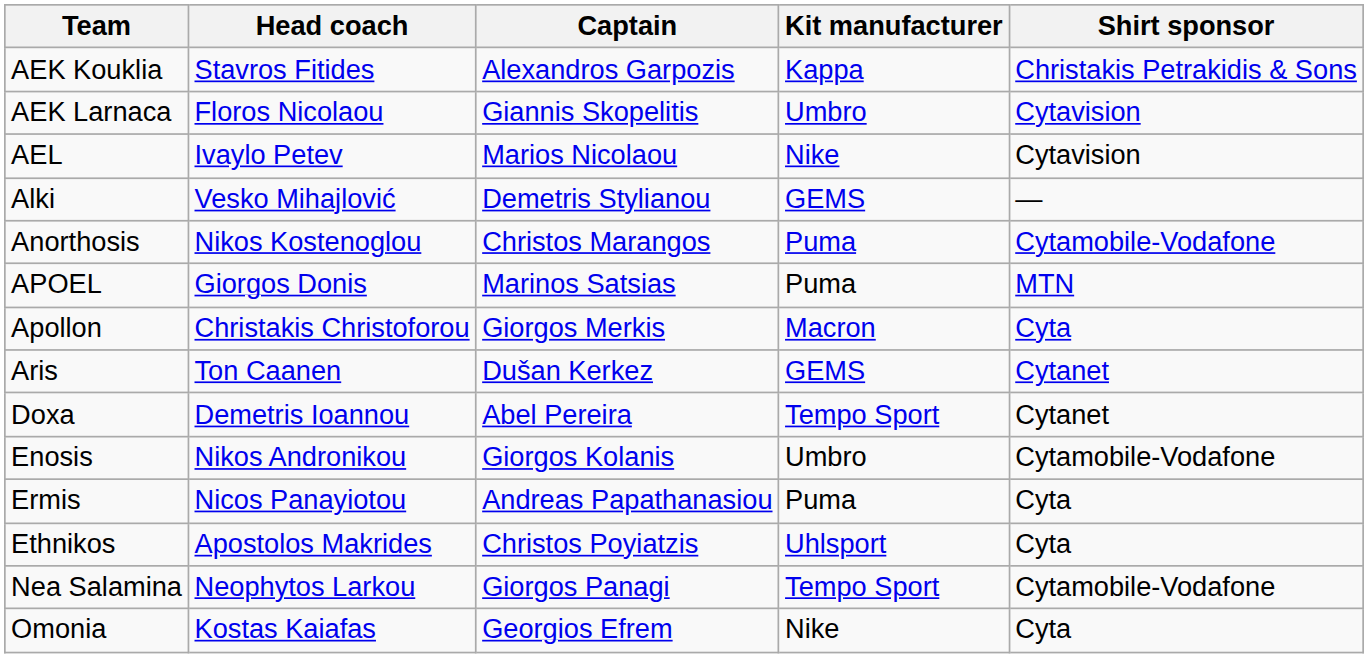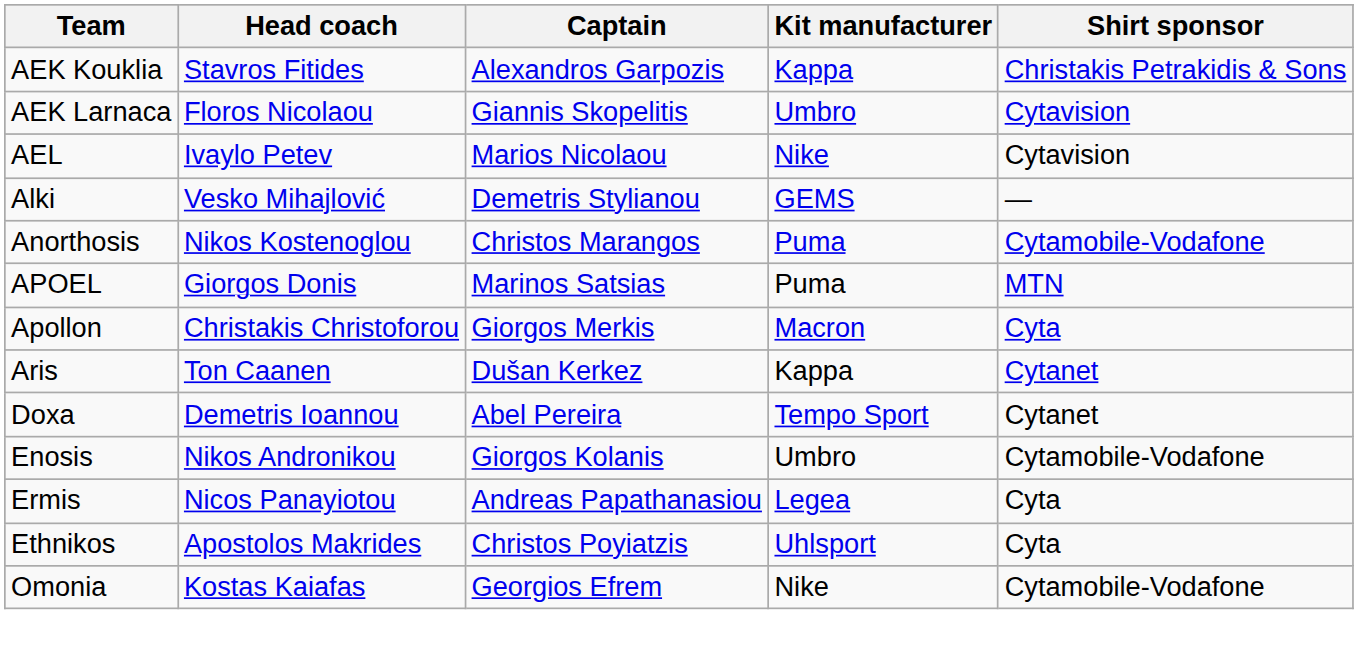(825, 371) GEMS -> (814, 371) Kappa
(821, 500) Puma -> (812, 500) Legea
- row: (97, 586)
(1043, 629) Cyta -> (1135, 586) Cytamobile-Vodafone
